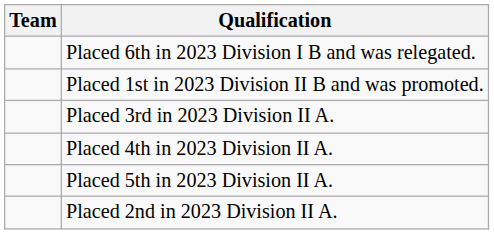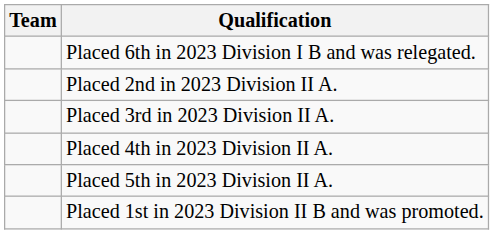rows swapped: (202, 212) <-> (275, 84)
